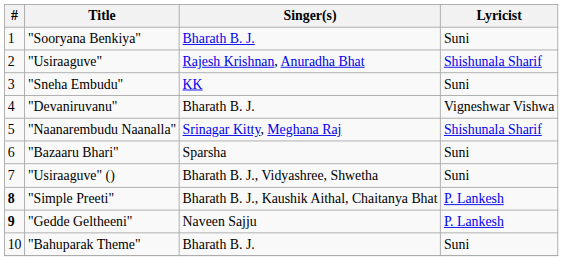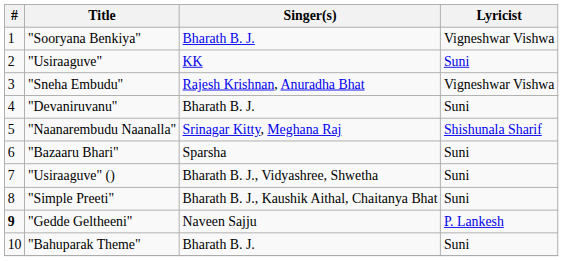(457, 38) Suni -> (499, 38) Vigneshwar Vishwa
(274, 61) Rajesh Krishnan, Anuradha Bhat -> (193, 61) KK
(493, 61) Shishunala Sharif -> (457, 61) Suni
(193, 84) KK -> (274, 84) Rajesh Krishnan, Anuradha Bhat
(457, 84) Suni -> (499, 84) Vigneshwar Vishwa
(499, 107) Vigneshwar Vishwa -> (457, 107) Suni
(11, 198) bold -> (11, 198) normal
(474, 198) P. Lankesh -> (457, 198) Suni
